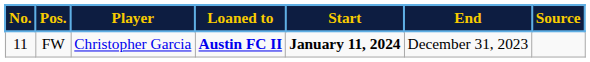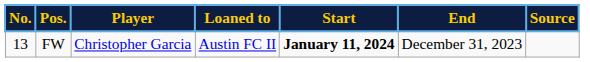(20, 44) 11 -> (20, 44) 13
(240, 44) bold -> (237, 44) normal
